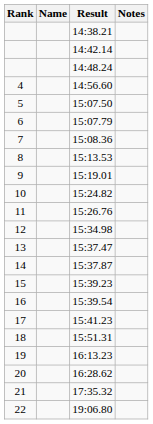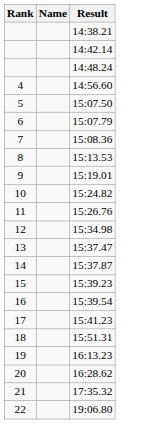- column: (131, 13)
